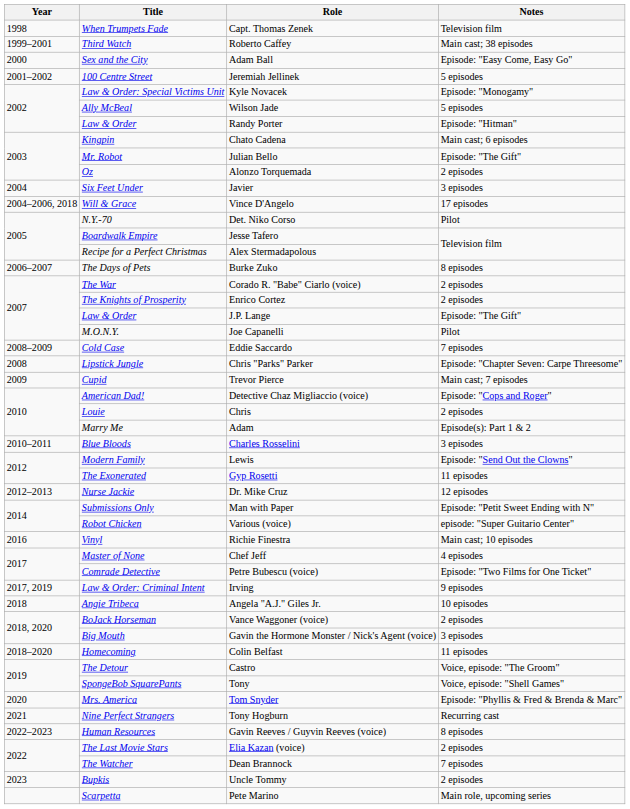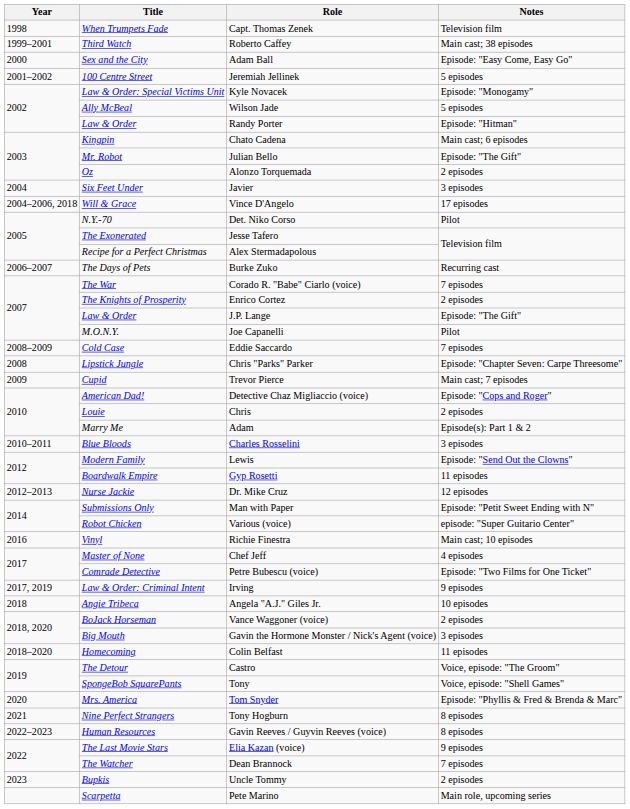(120, 236) Boardwalk Empire -> (114, 236) The Exonerated
(462, 268) 8 episodes -> (470, 268) Recurring cast
(462, 284) 2 episodes -> (462, 284) 7 episodes
(114, 476) The Exonerated -> (120, 476) Boardwalk Empire
(470, 715) Recurring cast -> (462, 715) 8 episodes
(462, 747) 2 episodes -> (462, 747) 9 episodes
